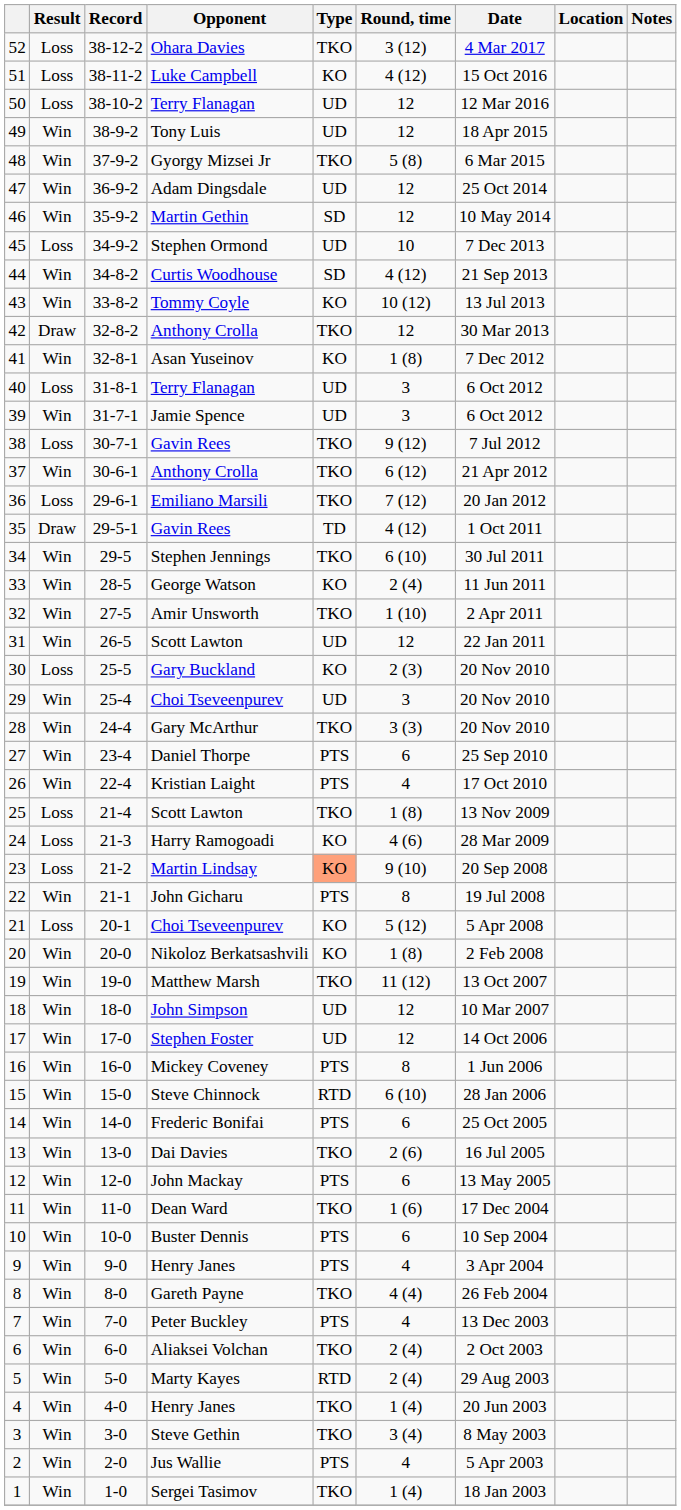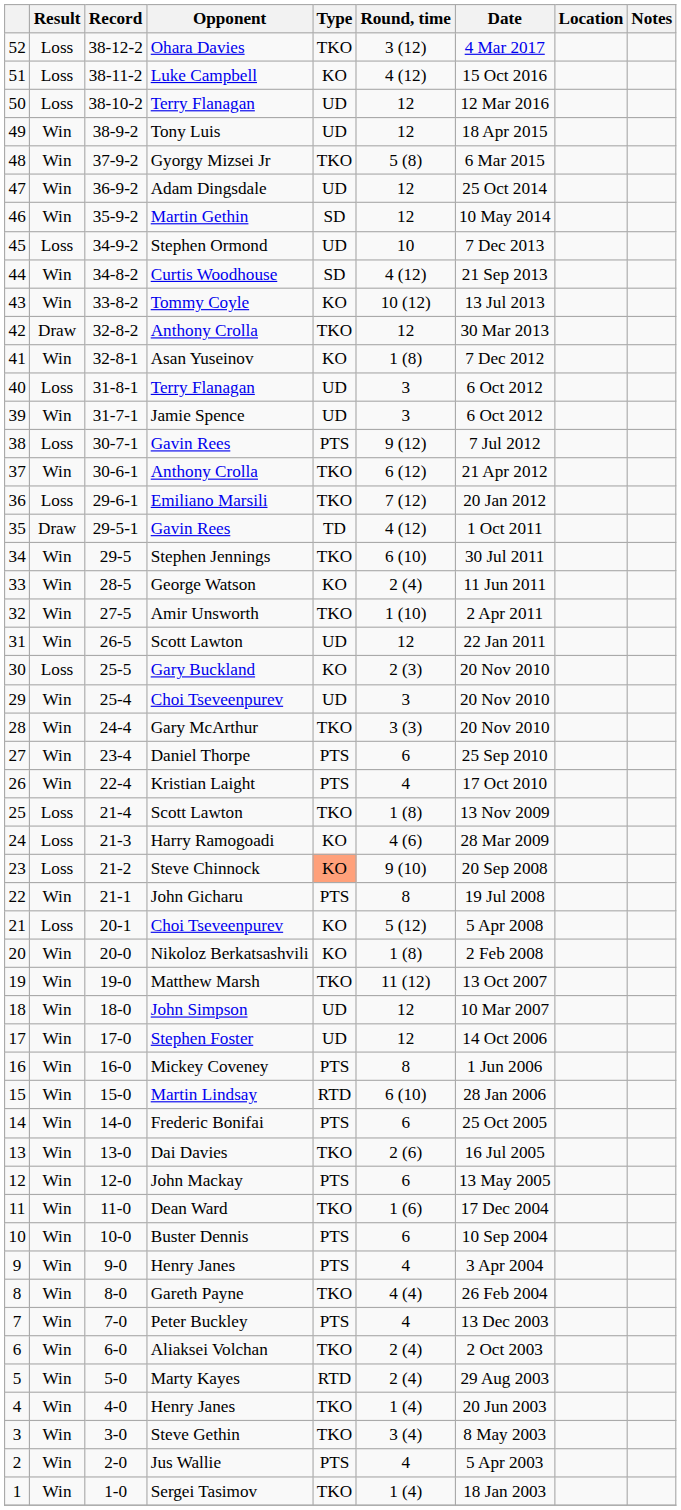(334, 443) TKO -> (334, 443) PTS
(204, 868) Martin Lindsay -> (205, 868) Steve Chinnock
(205, 1095) Steve Chinnock -> (204, 1095) Martin Lindsay
